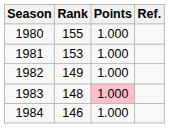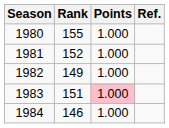(73, 53) 153 -> (73, 53) 152
(73, 93) 148 -> (73, 93) 151
